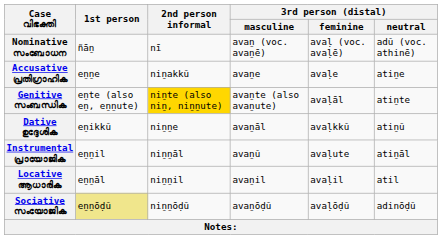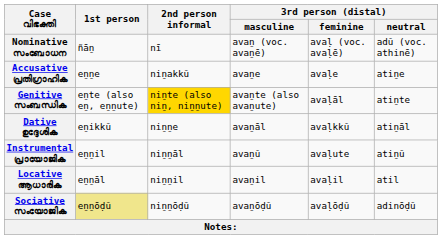(391, 127) atiṉŭ -> (393, 127) atiṉāl
(393, 153) atiṉāl -> (391, 153) atiṉŭ
